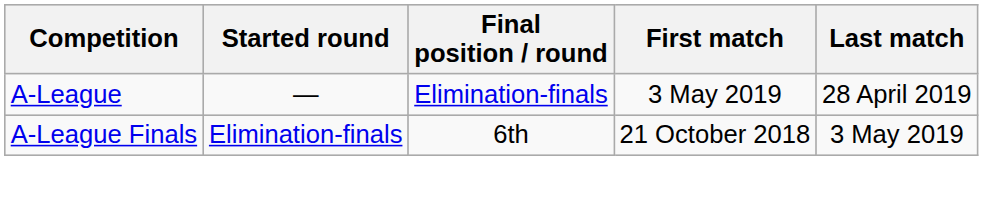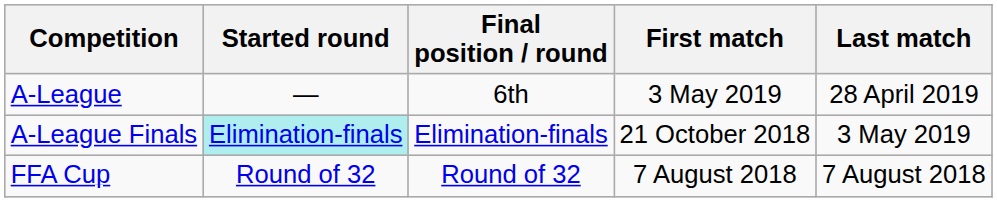(511, 94) Elimination-finals -> (511, 94) 6th
(306, 134) no background -> (306, 134) paleturquoise background
(511, 134) 6th -> (511, 134) Elimination-finals
+ row: (61, 175)
